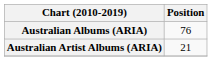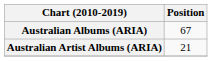(186, 30) 76 -> (186, 30) 67
